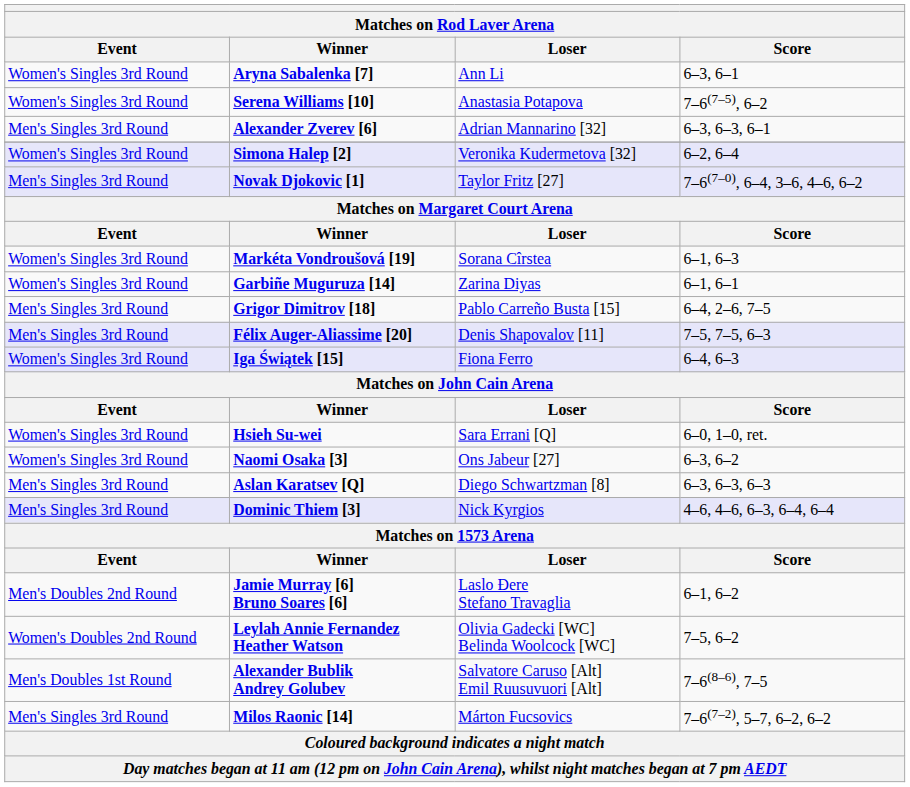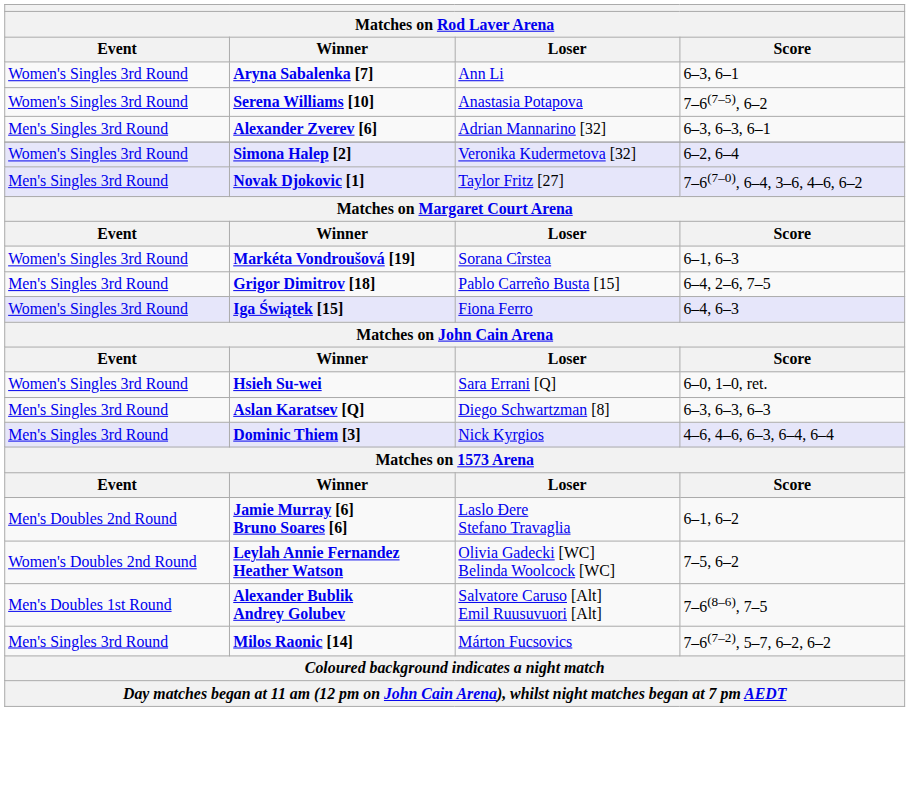- row: (314, 284)
- row: (323, 334)
- row: (290, 459)
